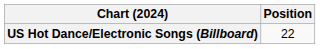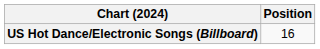(288, 33) 22 -> (288, 33) 16
